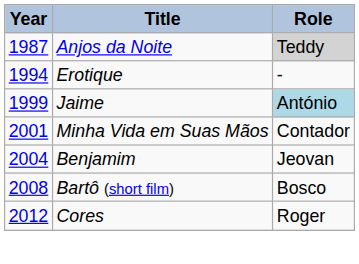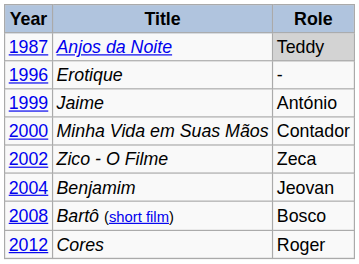(28, 75) 1994 -> (28, 75) 1996
(307, 103) lightblue background -> (307, 103) no background
(28, 131) 2001 -> (28, 131) 2000
+ row: (112, 160)
